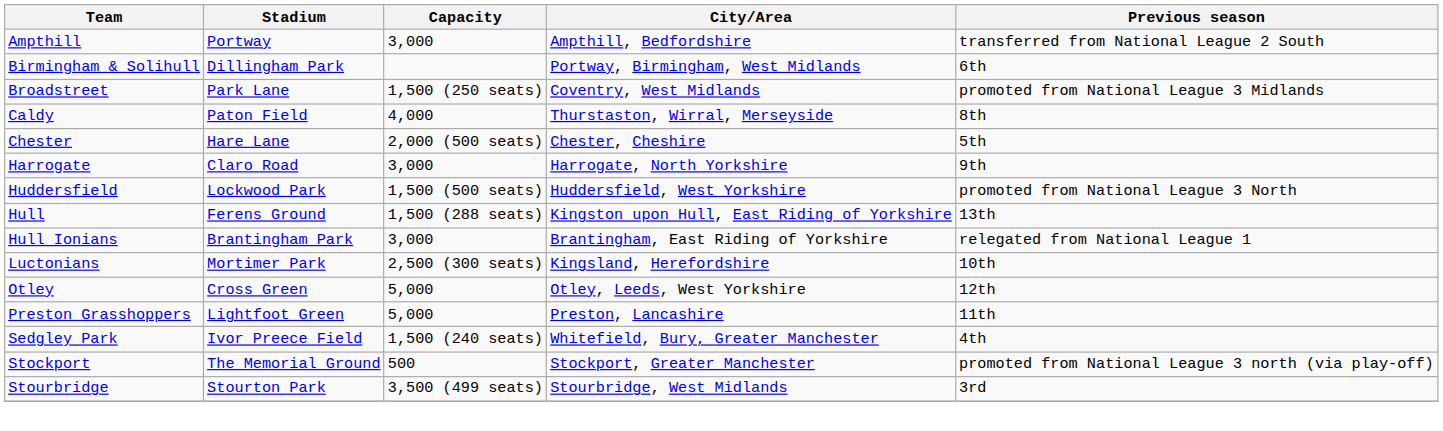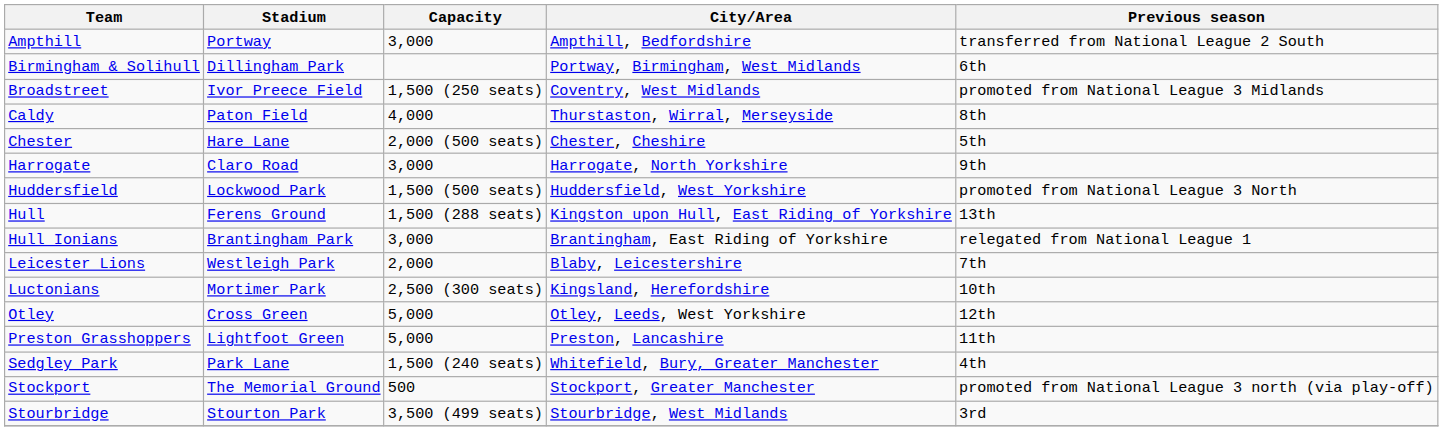(248, 91) Park Lane -> (285, 91) Ivor Preece Field
+ row: (77, 265)
(285, 339) Ivor Preece Field -> (248, 364) Park Lane
